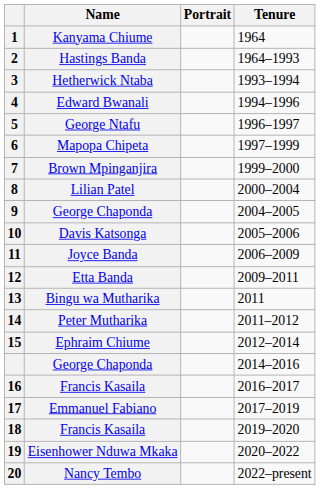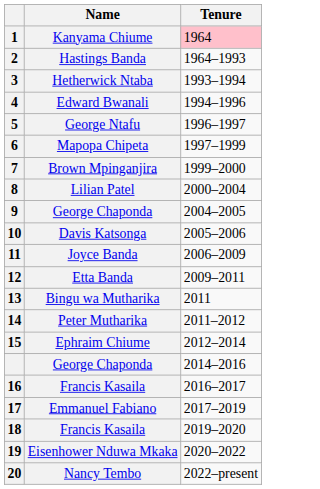- column: (208, 15)
(251, 37) no background -> (198, 37) pink background
